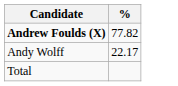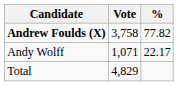+ column: (125, 14)
